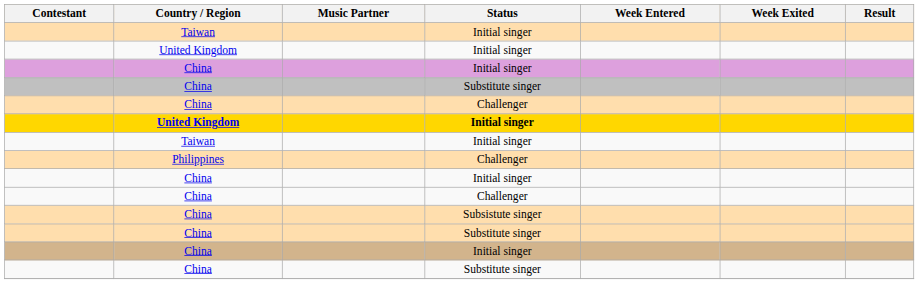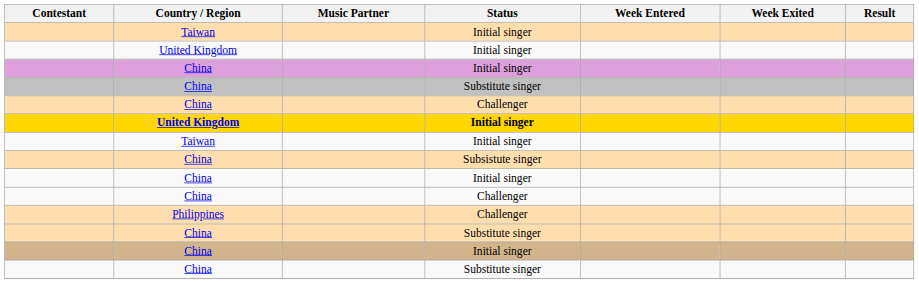rows swapped: (198, 214) <-> (198, 159)
